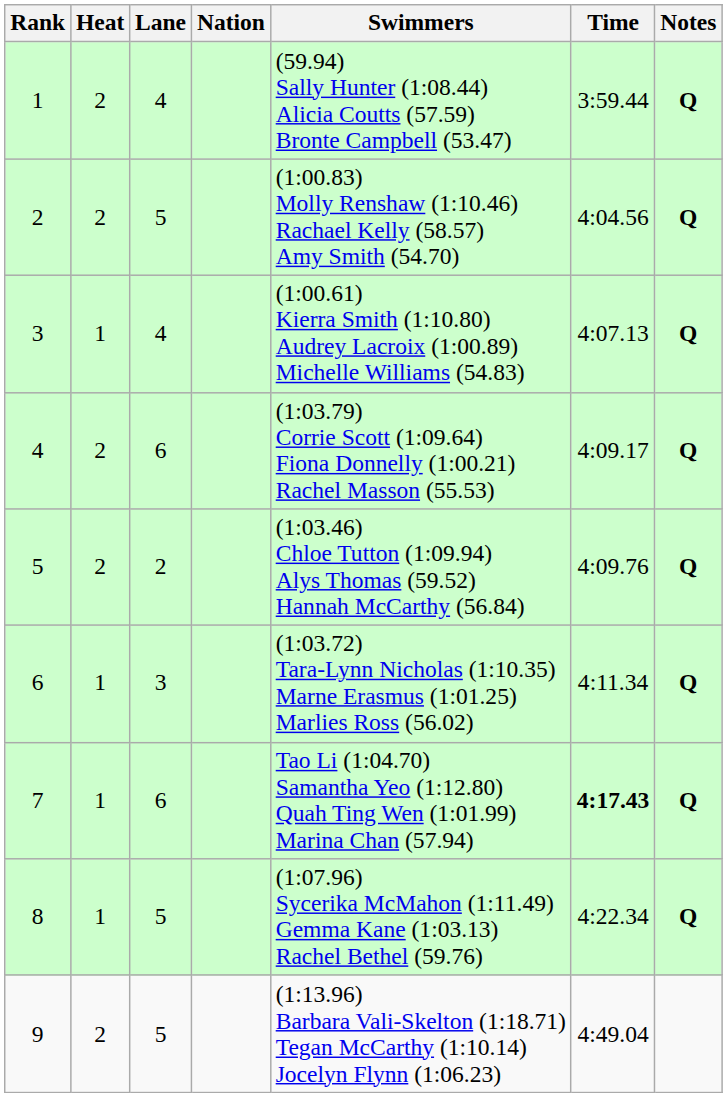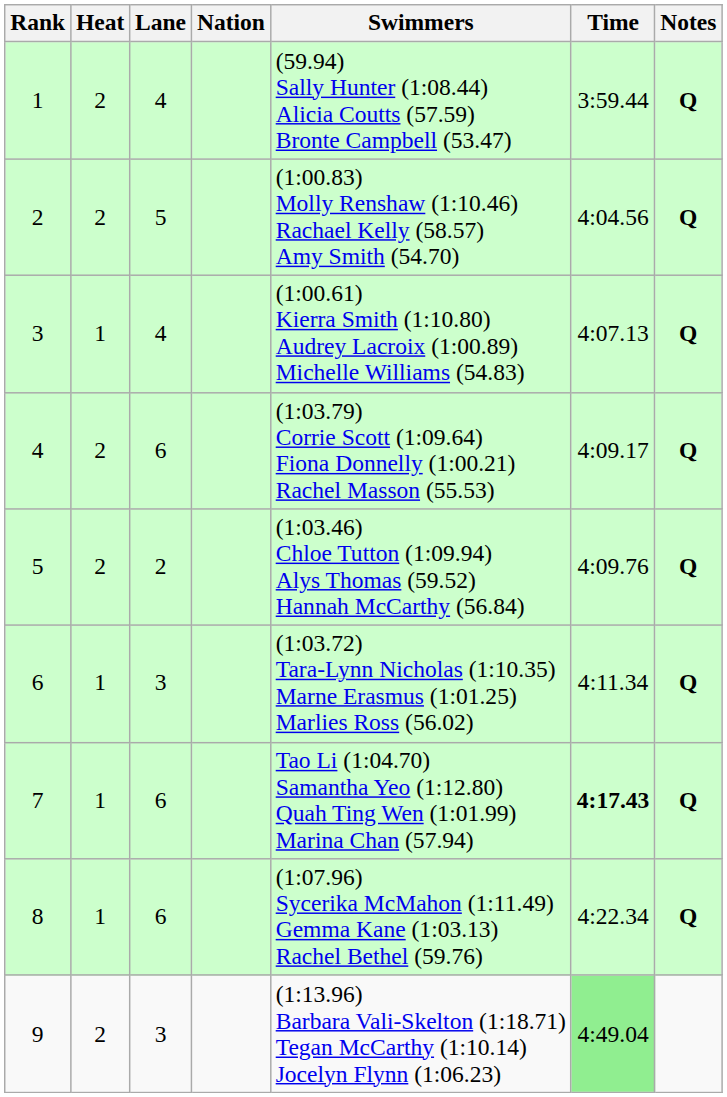(161, 916) 5 -> (161, 916) 6
(161, 1033) 5 -> (161, 1033) 3
(613, 1033) no background -> (613, 1033) lightgreen background
